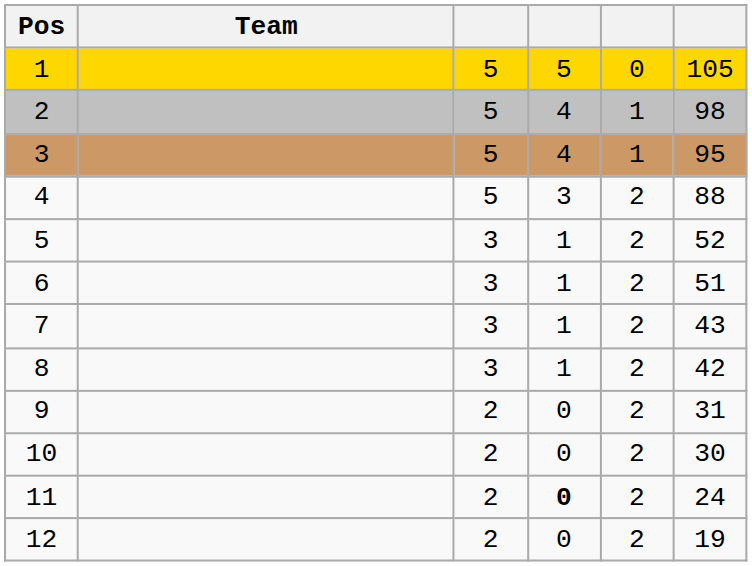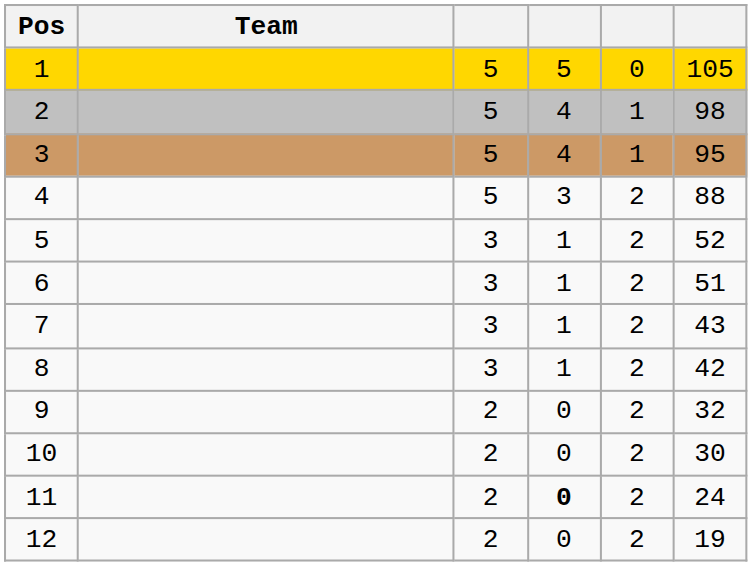(710, 412) 31 -> (710, 412) 32
